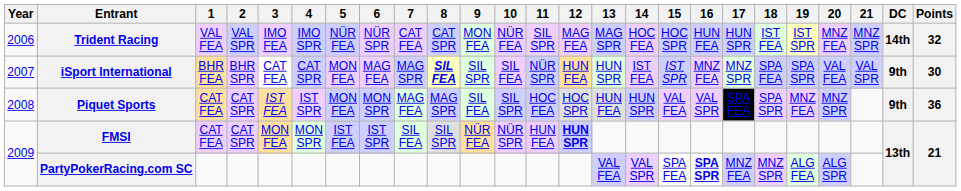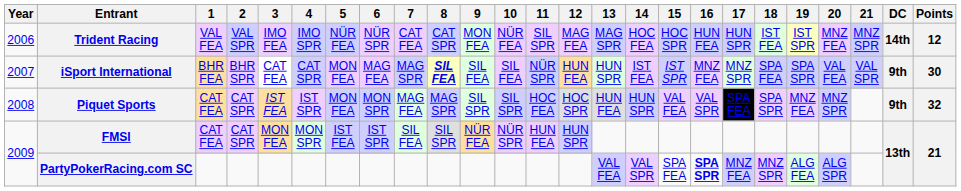(934, 39) 32 -> (934, 39) 12
(477, 72) SIL SPR -> (477, 72) SIL FEA
(477, 104) SIL FEA -> (477, 104) SIL SPR
(934, 104) 36 -> (934, 104) 32
(576, 137) bold -> (576, 137) normal
